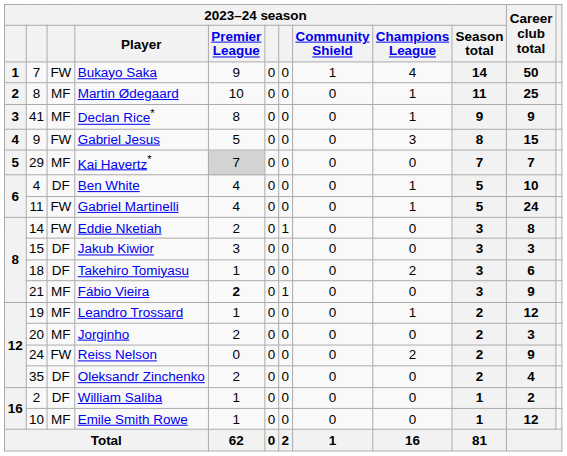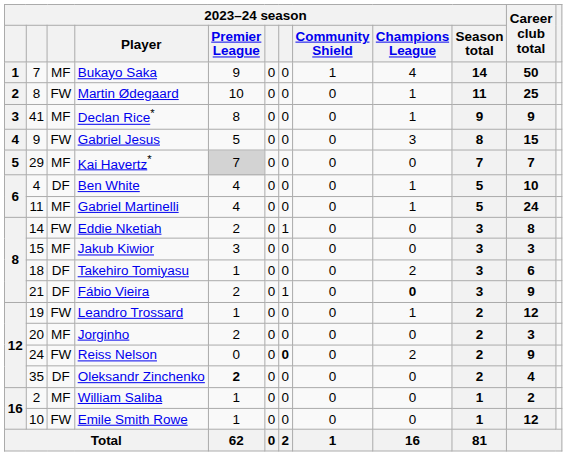(61, 72) FW -> (61, 72) MF
(61, 93) MF -> (61, 93) FW
(61, 206) FW -> (61, 206) MF
(61, 249) DF -> (61, 249) MF
(61, 291) MF -> (61, 291) DF
(236, 291) bold -> (236, 291) normal
(412, 291) normal -> (412, 291) bold
(61, 312) MF -> (61, 312) FW
(285, 355) normal -> (285, 355) bold
(236, 376) normal -> (236, 376) bold
(61, 397) DF -> (61, 397) MF
(61, 419) MF -> (61, 419) FW
